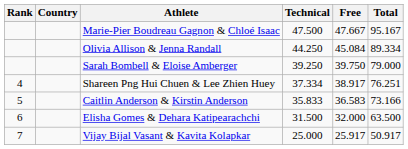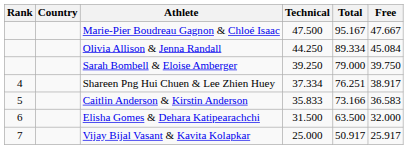columns swapped: (350, 13) <-> (386, 13)
